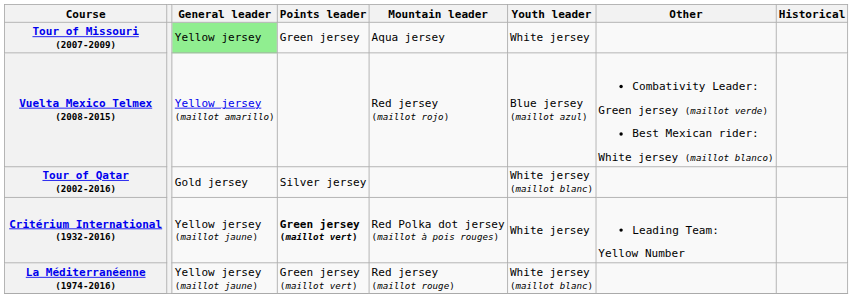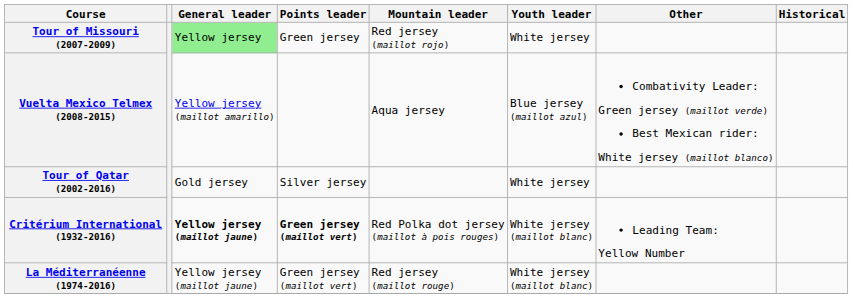(438, 38) Aqua jersey -> (438, 38) Red jersey (maillot rojo)
(438, 110) Red jersey (maillot rojo) -> (438, 110) Aqua jersey
(551, 182) White jersey (maillot blanc) -> (551, 182) White jersey
(225, 230) normal -> (225, 230) bold
(551, 230) White jersey -> (551, 230) White jersey (maillot blanc)
